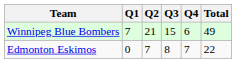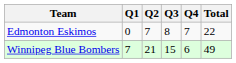rows swapped: (52, 49) <-> (63, 31)
